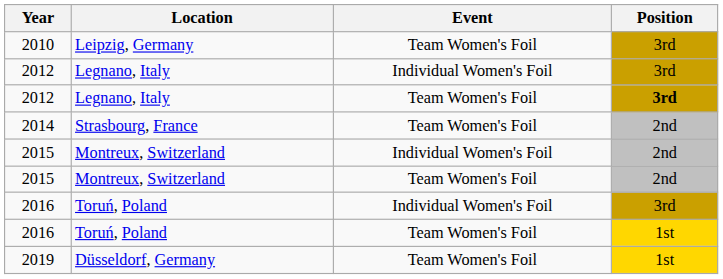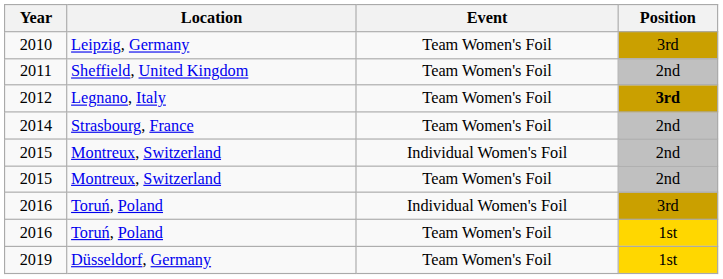+ row: (36, 71)
- row: (38, 71)
